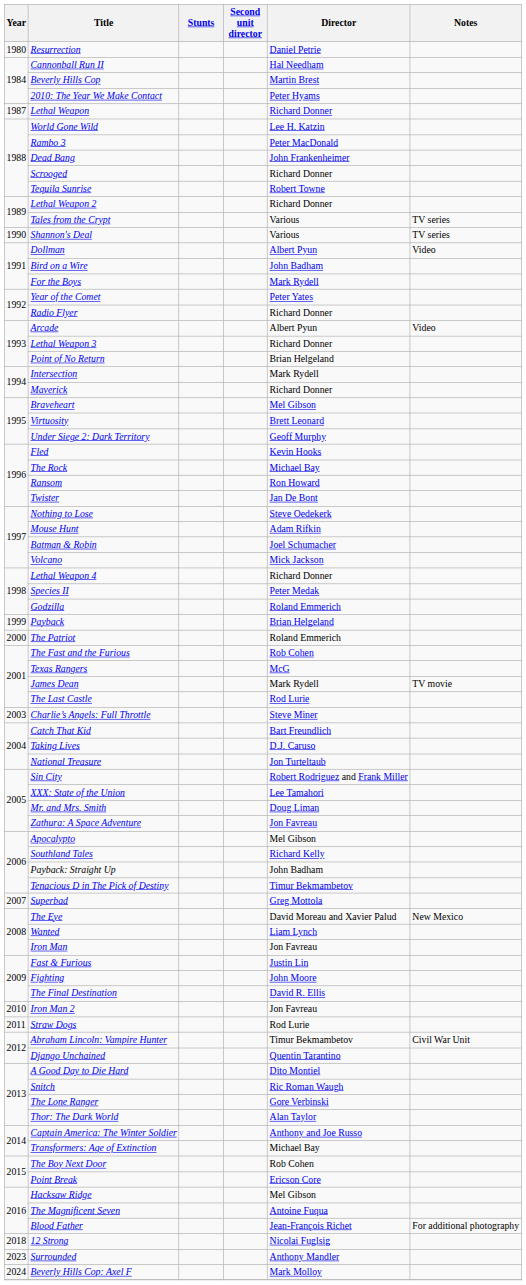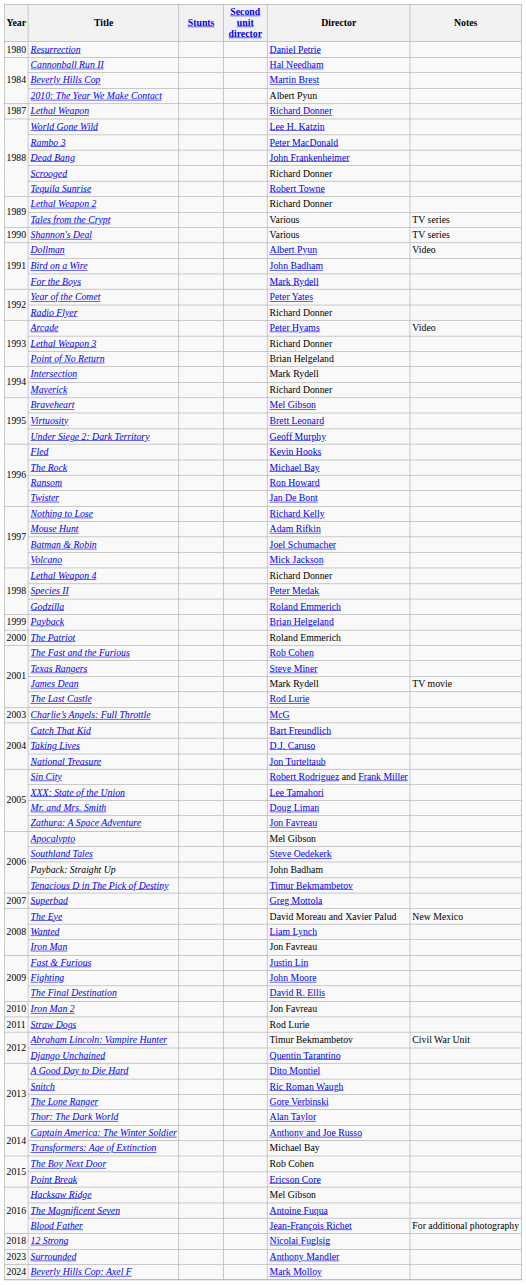(295, 96) Peter Hyams -> (293, 96) Albert Pyun
(293, 328) Albert Pyun -> (295, 328) Peter Hyams
(301, 514) Steve Oedekerk -> (297, 514) Richard Kelly
(280, 668) McG -> (294, 668) Steve Miner
(294, 715) Steve Miner -> (280, 715) McG
(297, 854) Richard Kelly -> (301, 854) Steve Oedekerk
